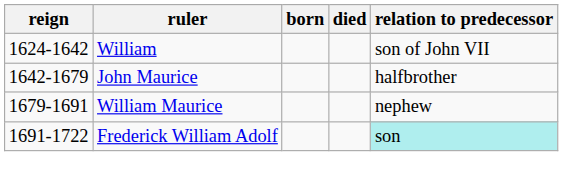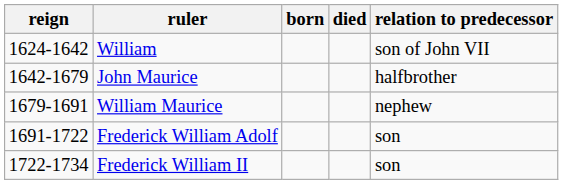(388, 135) paleturquoise background -> (388, 135) no background
+ row: (173, 164)
